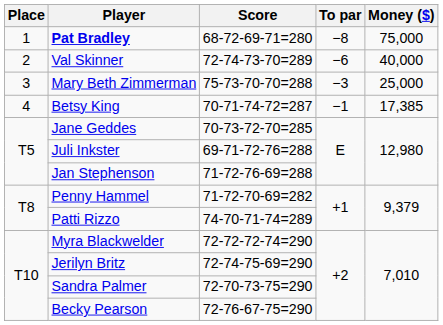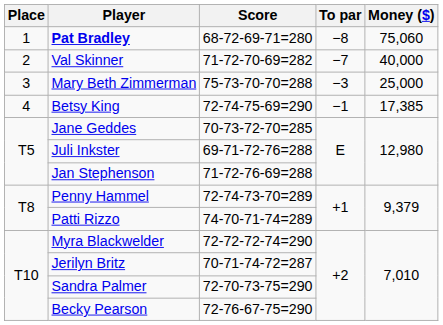(401, 38) 75,000 -> (401, 38) 75,060
(258, 60) 72-74-73-70=289 -> (258, 60) 71-72-70-69=282
(340, 60) −6 -> (340, 60) −7
(258, 106) 70-71-74-72=287 -> (258, 106) 72-74-75-69=290
(258, 196) 71-72-70-69=282 -> (258, 196) 72-74-73-70=289
(258, 264) 72-74-75-69=290 -> (258, 264) 70-71-74-72=287
